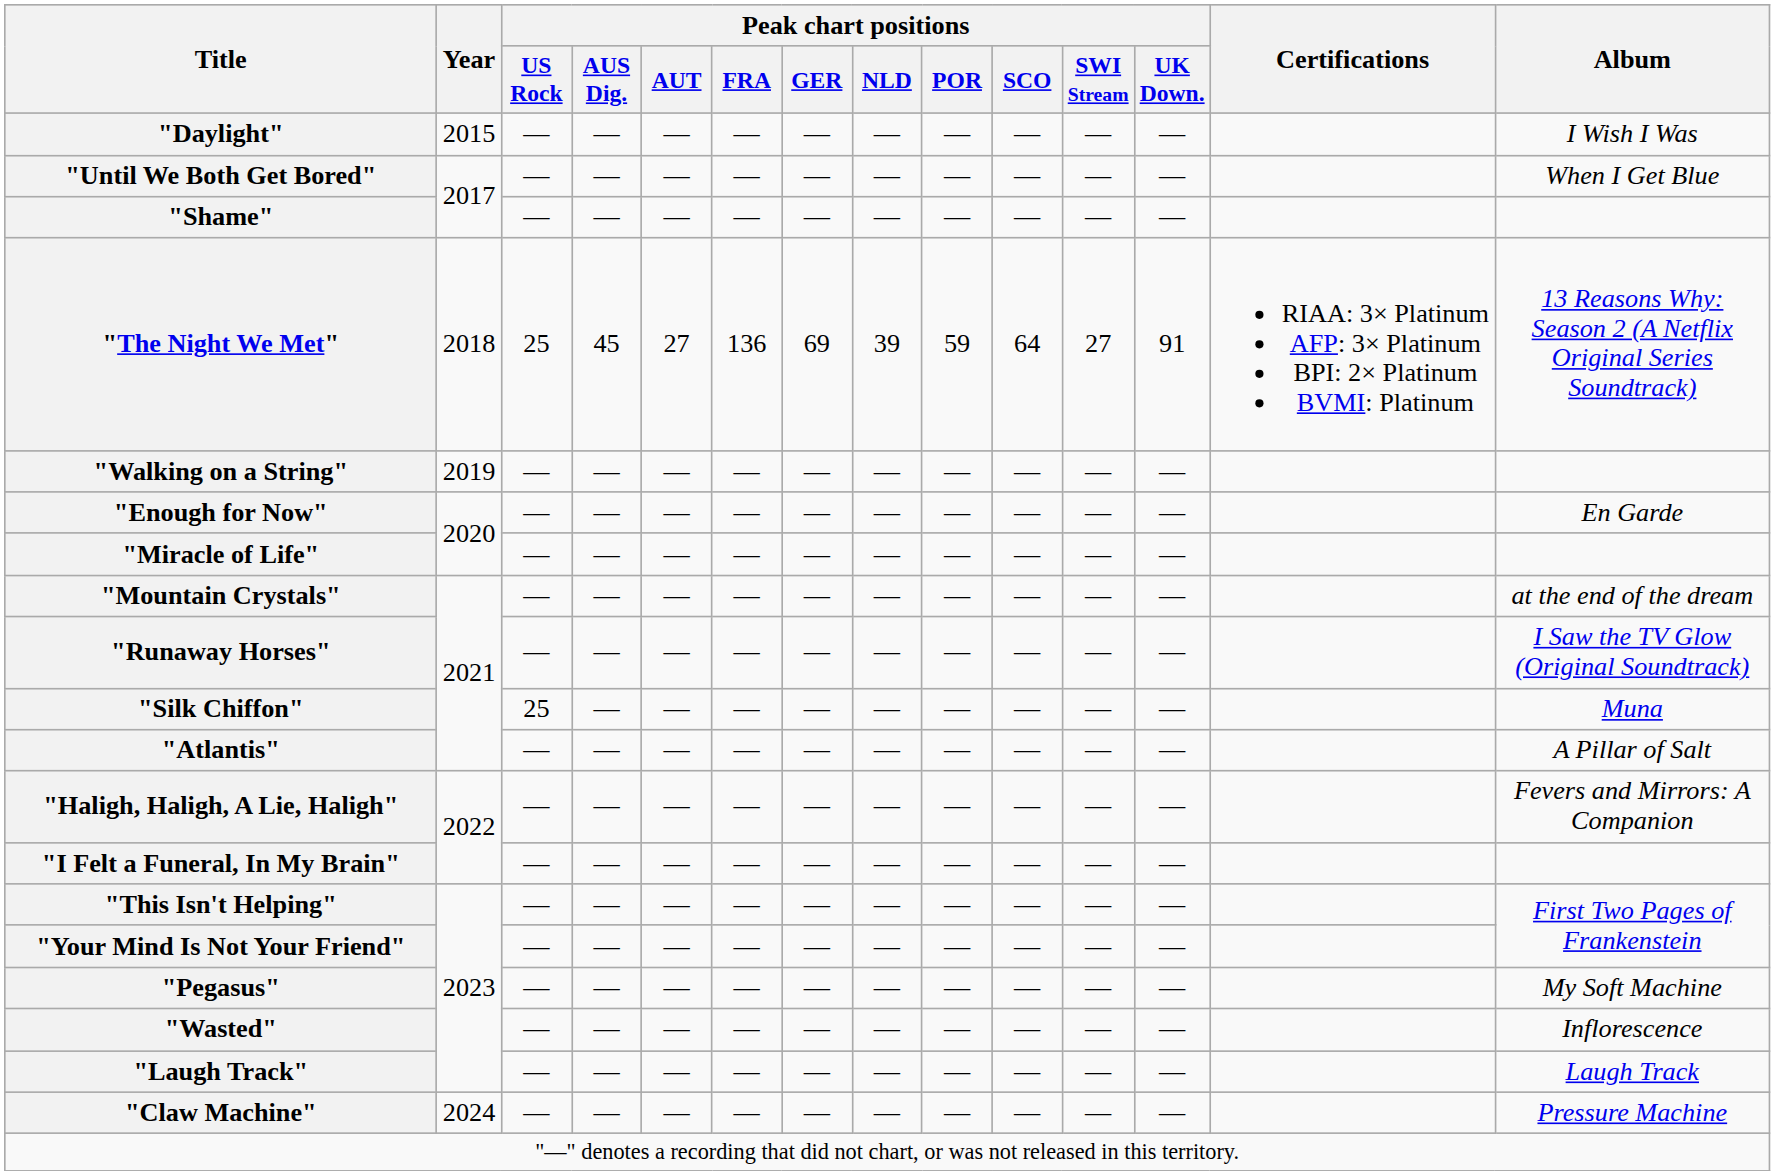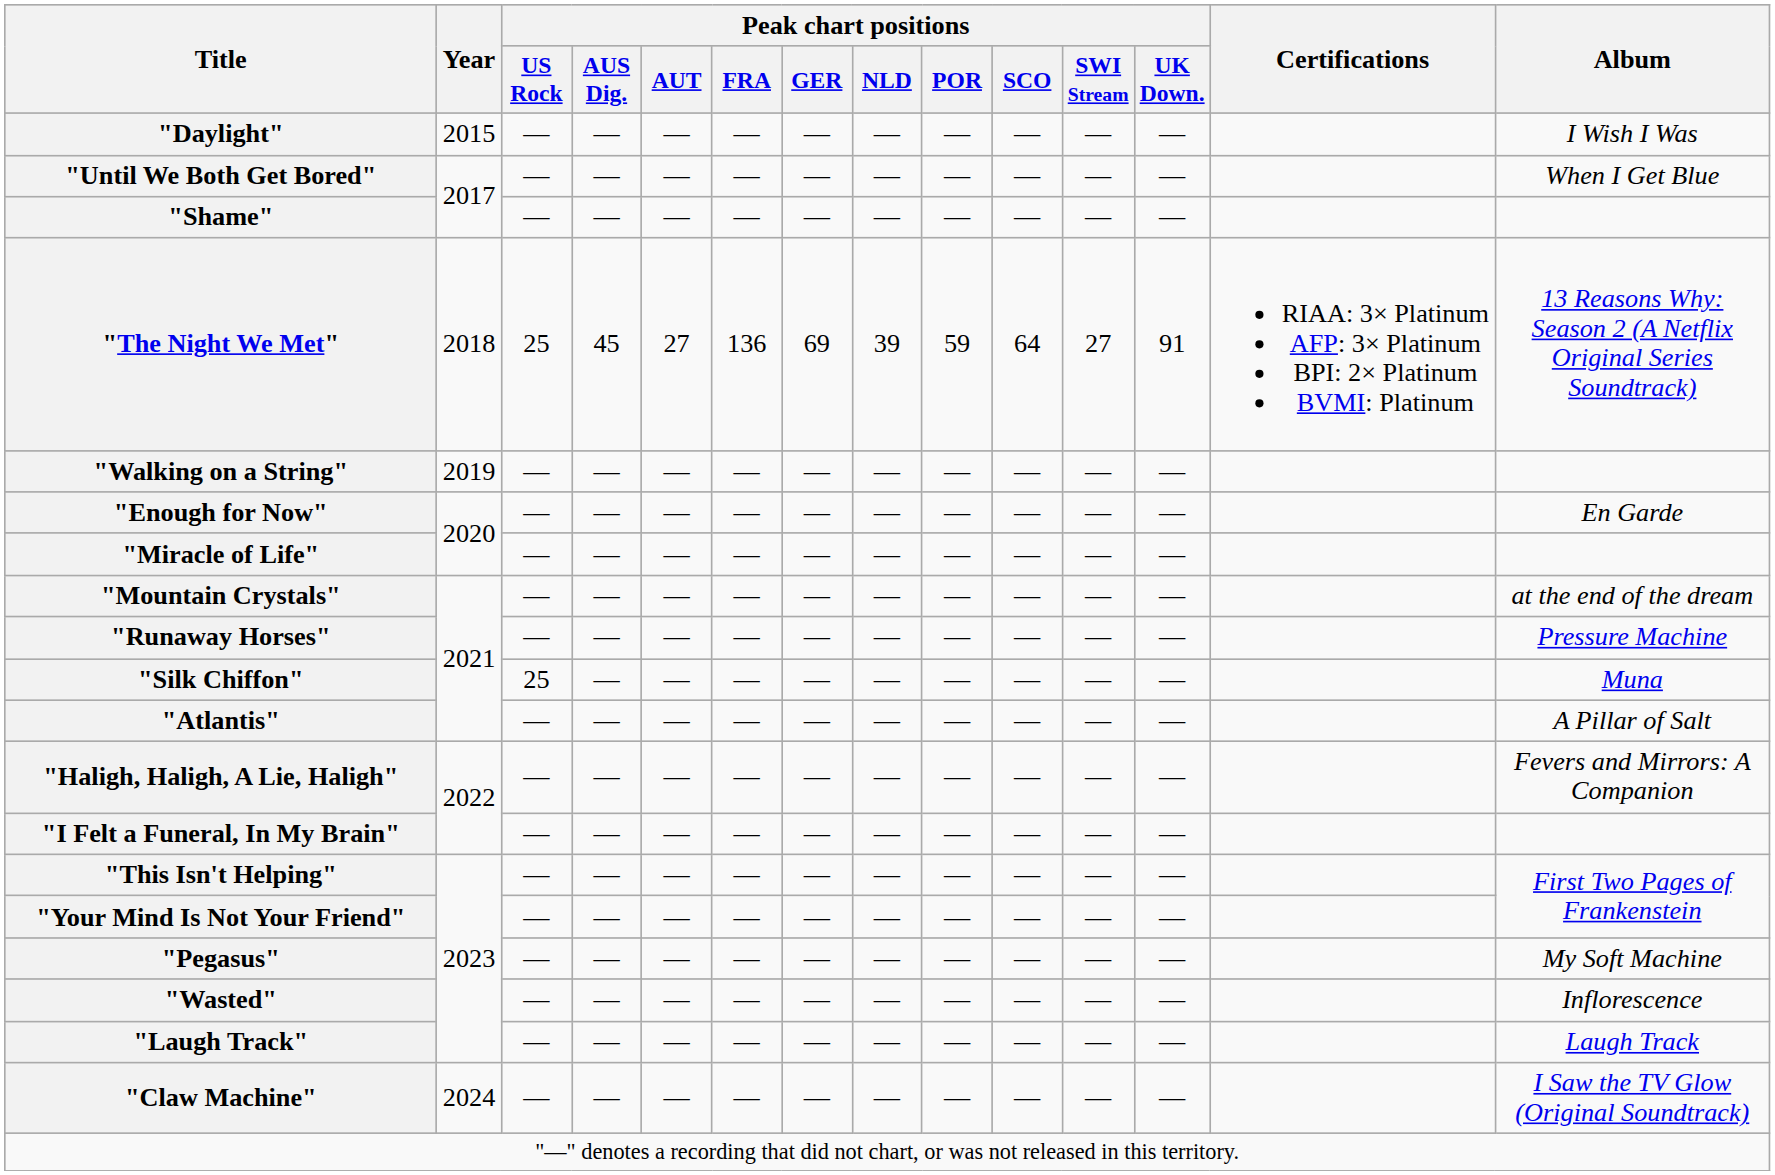(1632, 651) I Saw the TV Glow (Original Soundtrack) -> (1632, 637) Pressure Machine
(1632, 1112) Pressure Machine -> (1632, 1097) I Saw the TV Glow (Original Soundtrack)
